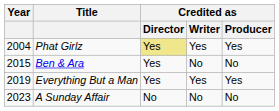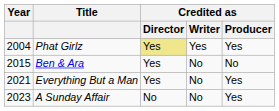(19, 81) 2019 -> (19, 81) 2021
(198, 81) Yes -> (196, 81) No
(232, 98) No -> (234, 98) Yes
